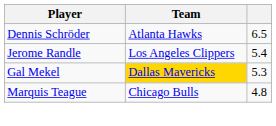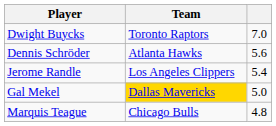+ row: (46, 33)
(259, 33) 6.5 -> (259, 53) 5.6
(259, 72) 5.3 -> (259, 92) 5.0
